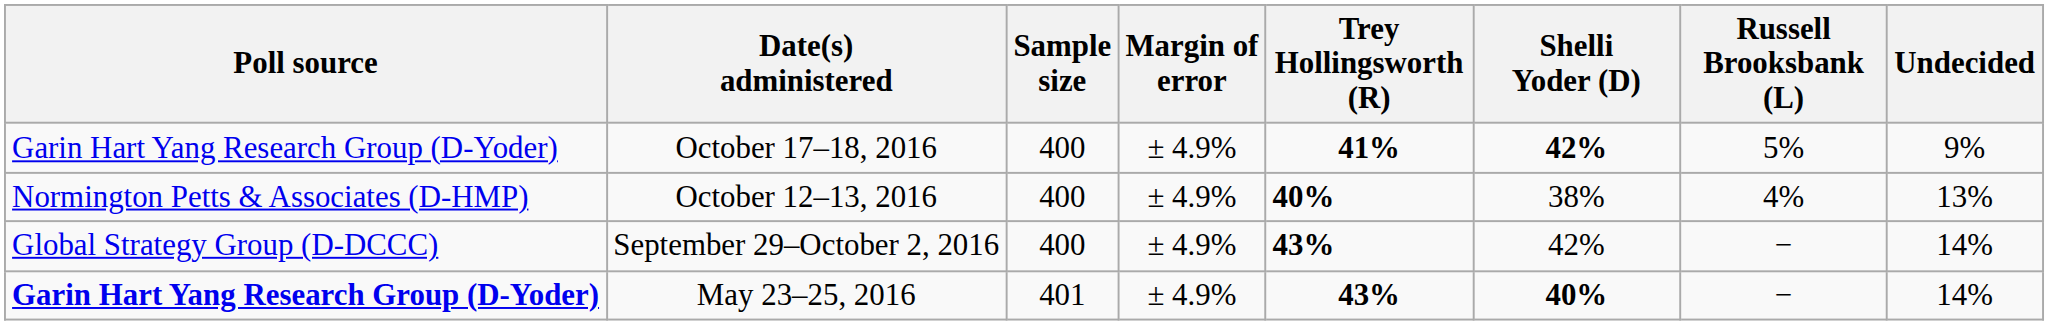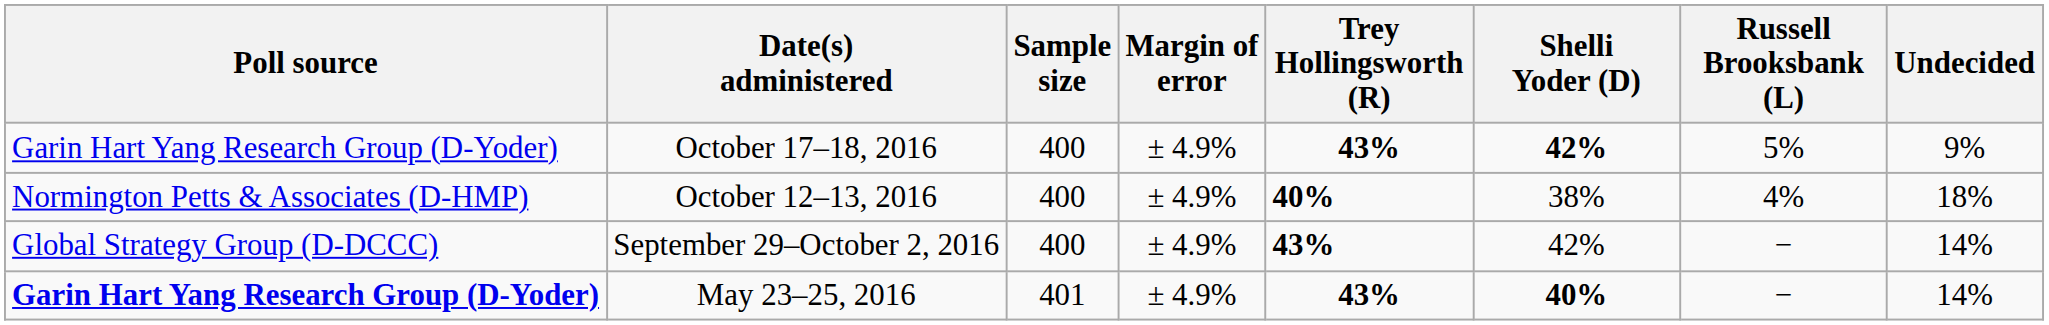(1369, 147) 41% -> (1369, 147) 43%
(1965, 196) 13% -> (1965, 196) 18%
